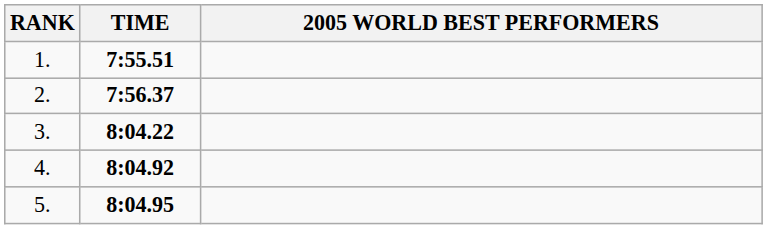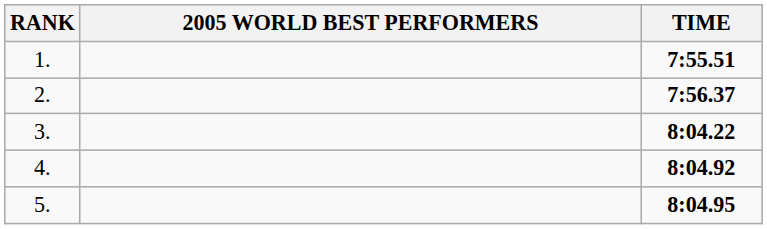columns swapped: (481, 23) <-> (140, 23)
